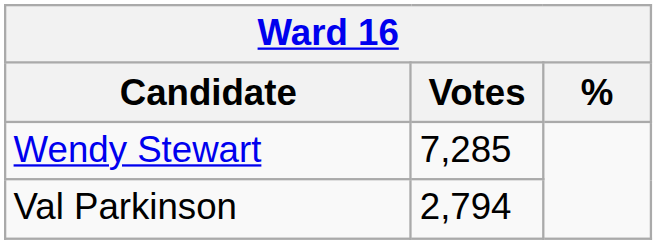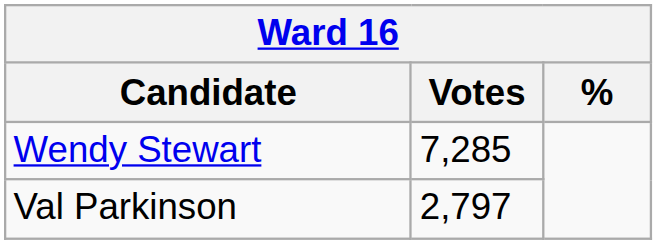(466, 207) 2,794 -> (466, 207) 2,797
